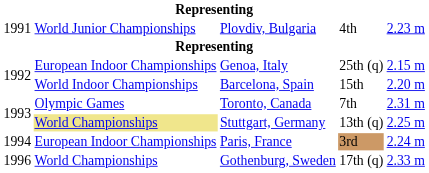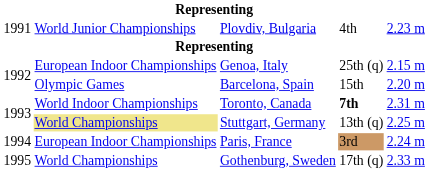(116, 85) World Indoor Championships -> (79, 85) Olympic Games
(79, 103) Olympic Games -> (116, 103) World Indoor Championships
(348, 103) normal -> (349, 103) bold
(17, 160) 1996 -> (17, 160) 1995
